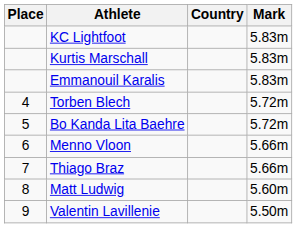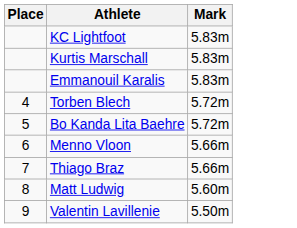- column: (217, 15)
